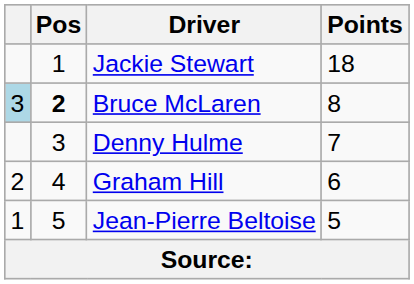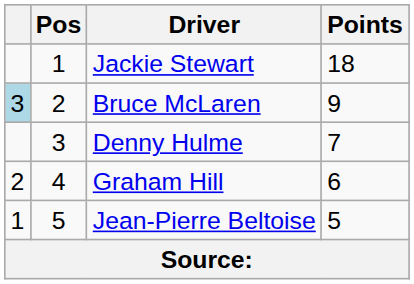(59, 103) bold -> (59, 103) normal
(334, 103) 8 -> (334, 103) 9
